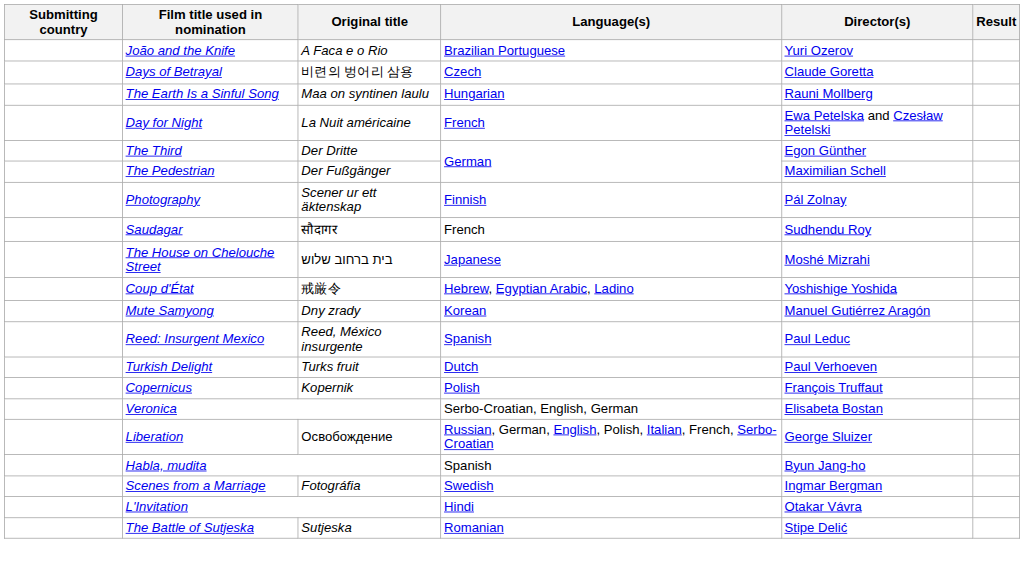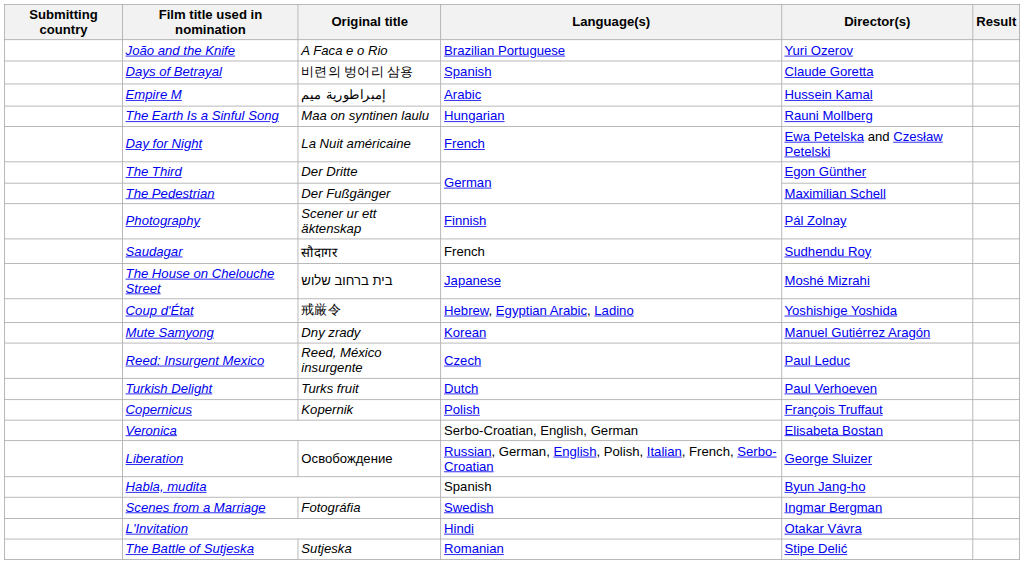(463, 72) Czech -> (468, 72) Spanish
+ row: (154, 94)
(468, 339) Spanish -> (463, 360) Czech
